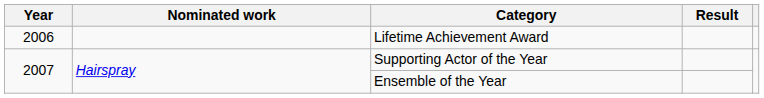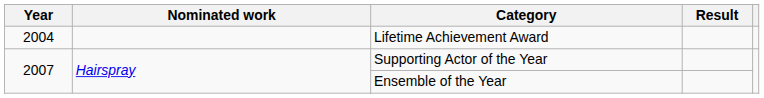(39, 37) 2006 -> (39, 37) 2004
